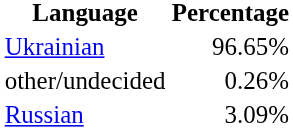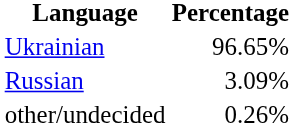rows swapped: (44, 115) <-> (85, 81)
